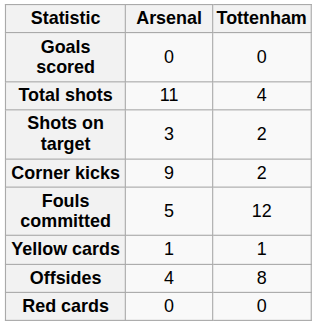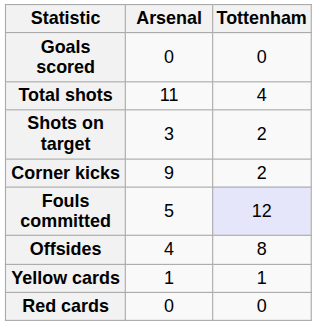(262, 211) no background -> (262, 211) lavender background
rows swapped: (66, 278) <-> (66, 249)
